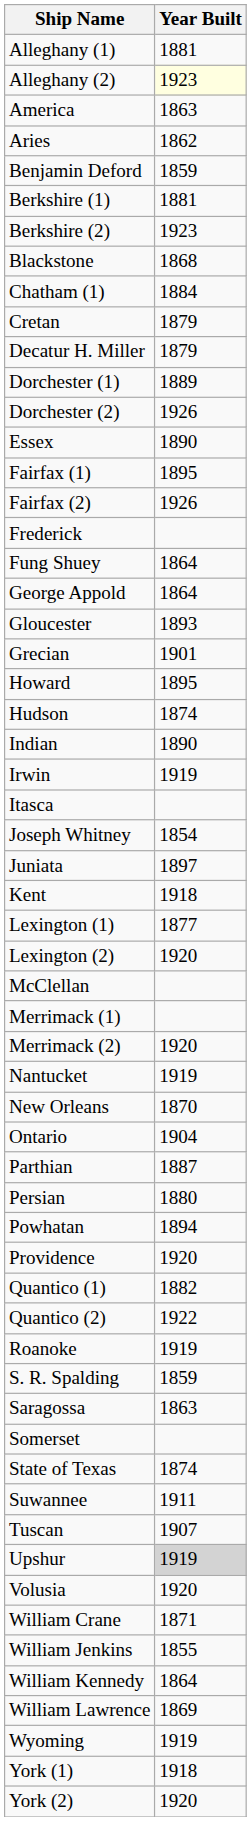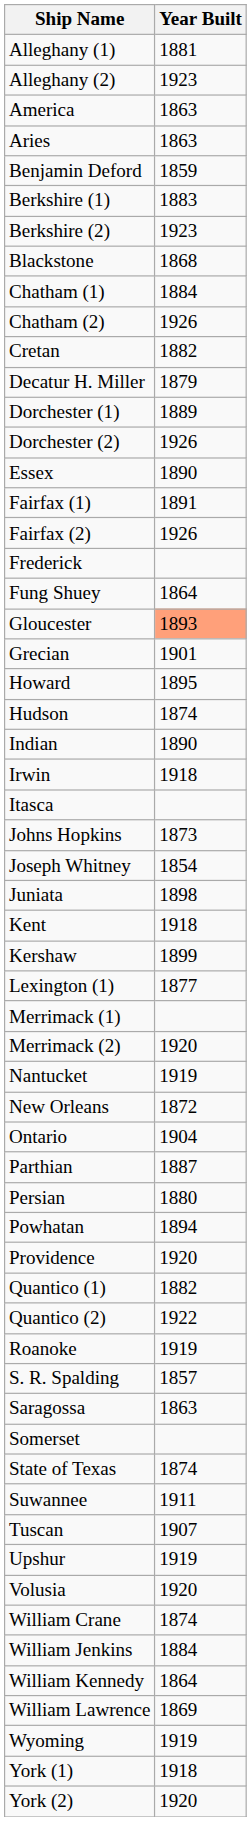(178, 79) lightyellow background -> (178, 79) no background
(178, 140) 1862 -> (178, 140) 1863
(178, 200) 1881 -> (178, 200) 1883
+ row: (57, 321)
(178, 321) 1879 -> (178, 351) 1882
(178, 472) 1895 -> (178, 502) 1891
- row: (67, 593)
(178, 623) no background -> (178, 623) lightsalmon background
(178, 774) 1919 -> (178, 774) 1918
+ row: (65, 834)
(178, 865) 1897 -> (178, 895) 1898
+ row: (43, 955)
- row: (62, 955)
- row: (49, 985)
(178, 1106) 1870 -> (178, 1106) 1872
(178, 1378) 1859 -> (178, 1378) 1857
(178, 1559) lightgrey background -> (178, 1559) no background
(178, 1619) 1871 -> (178, 1619) 1874
(178, 1650) 1855 -> (178, 1650) 1884
